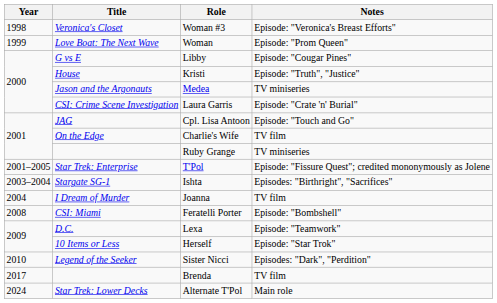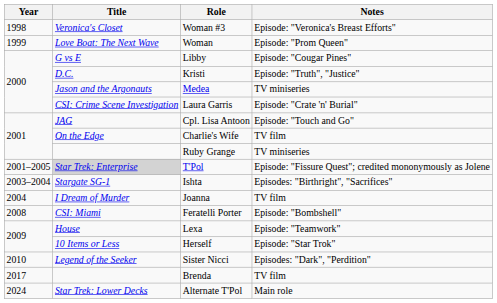(67, 74) House -> (64, 74) D.C.
(96, 167) no background -> (96, 167) lightgrey background
(64, 228) D.C. -> (67, 228) House
